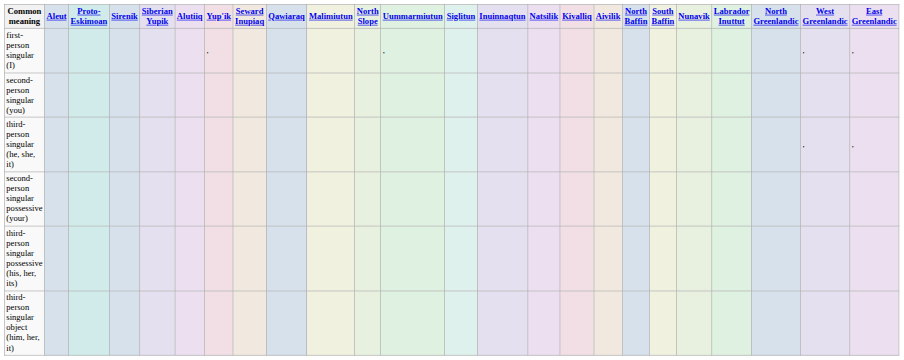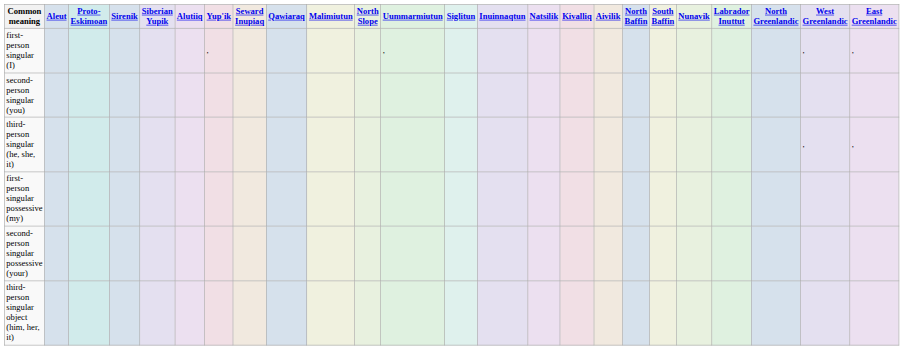+ row: (24, 198)
- row: (24, 258)
